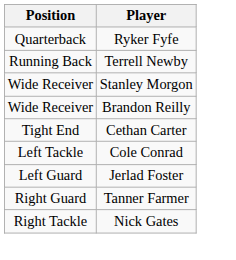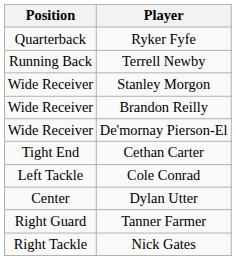+ row: (164, 130)
- row: (146, 175)
+ row: (164, 198)
